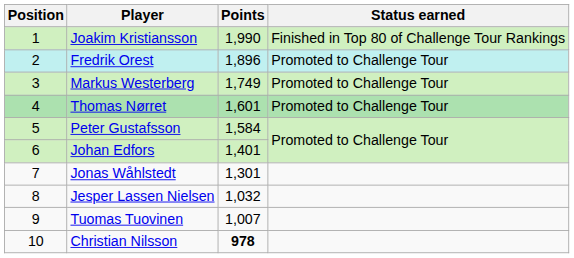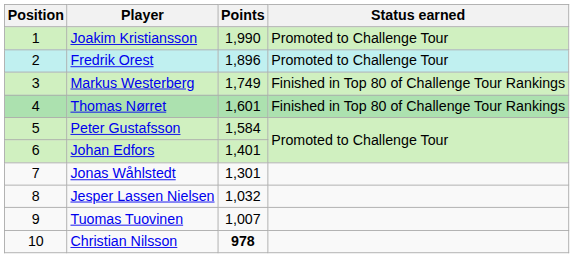(418, 38) Finished in Top 80 of Challenge Tour Rankings -> (360, 38) Promoted to Challenge Tour
(360, 83) Promoted to Challenge Tour -> (418, 83) Finished in Top 80 of Challenge Tour Rankings
(360, 106) Promoted to Challenge Tour -> (418, 106) Finished in Top 80 of Challenge Tour Rankings
